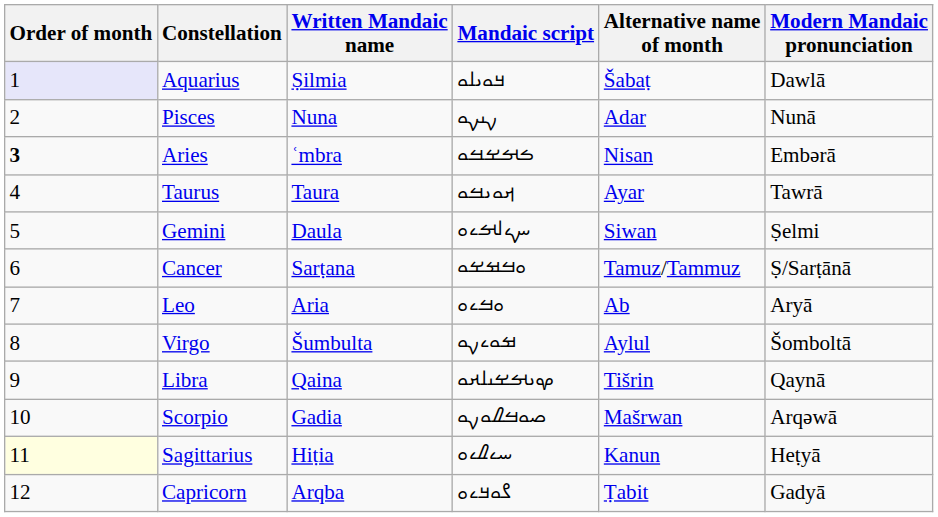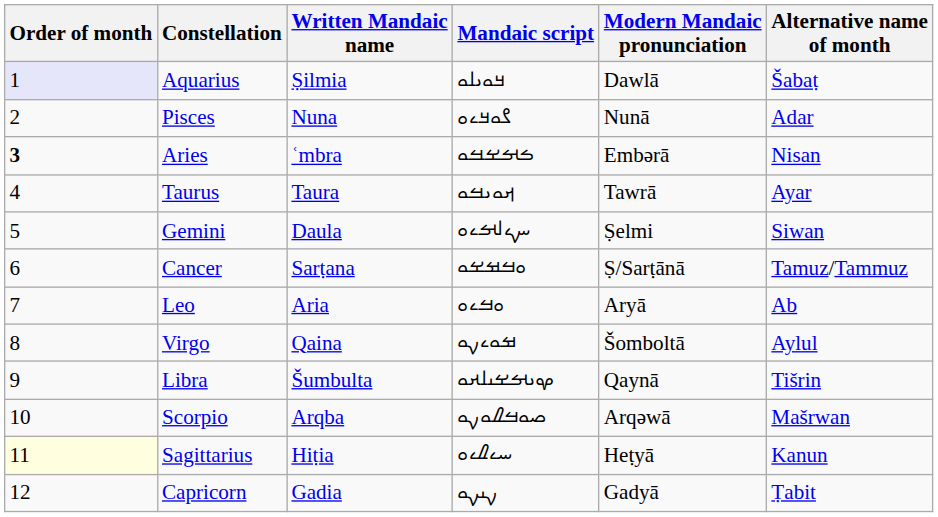columns swapped: (849, 33) <-> (682, 33)
(478, 115) ࡍࡅࡍࡀ -> (484, 115) ࡂࡀࡃࡉࡀ
(332, 342) Šumbulta -> (317, 342) Qaina
(317, 380) Qaina -> (332, 380) Šumbulta
(317, 417) Gadia -> (318, 417) Arqba
(318, 492) Arqba -> (317, 492) Gadia
(484, 490) ࡂࡀࡃࡉࡀ -> (478, 490) ࡍࡅࡍࡀ
